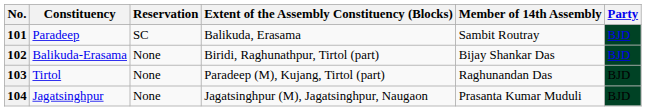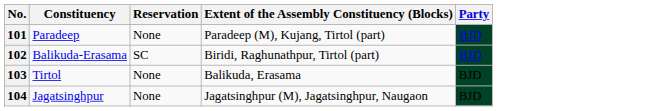- column: (530, 14)
(141, 34) SC -> (147, 34) None
(253, 34) Balikuda, Erasama -> (294, 34) Paradeep (M), Kujang, Tirtol (part)
(147, 55) None -> (141, 55) SC
(294, 75) Paradeep (M), Kujang, Tirtol (part) -> (253, 75) Balikuda, Erasama
